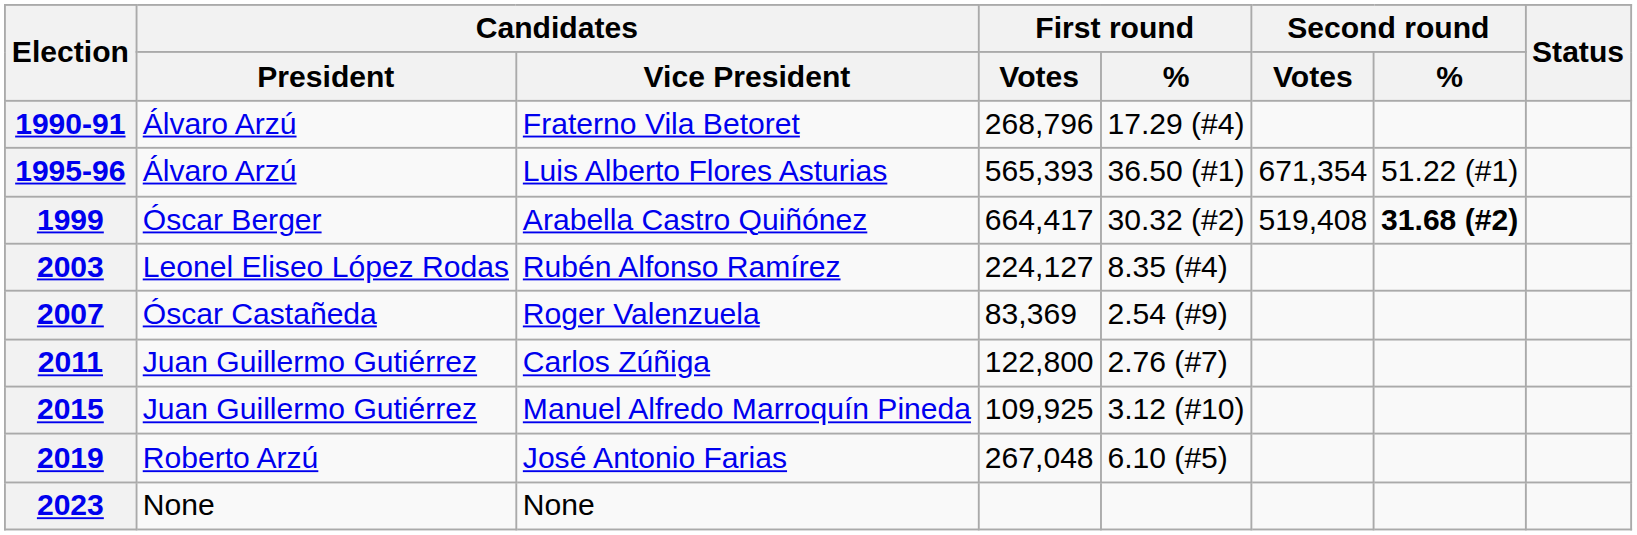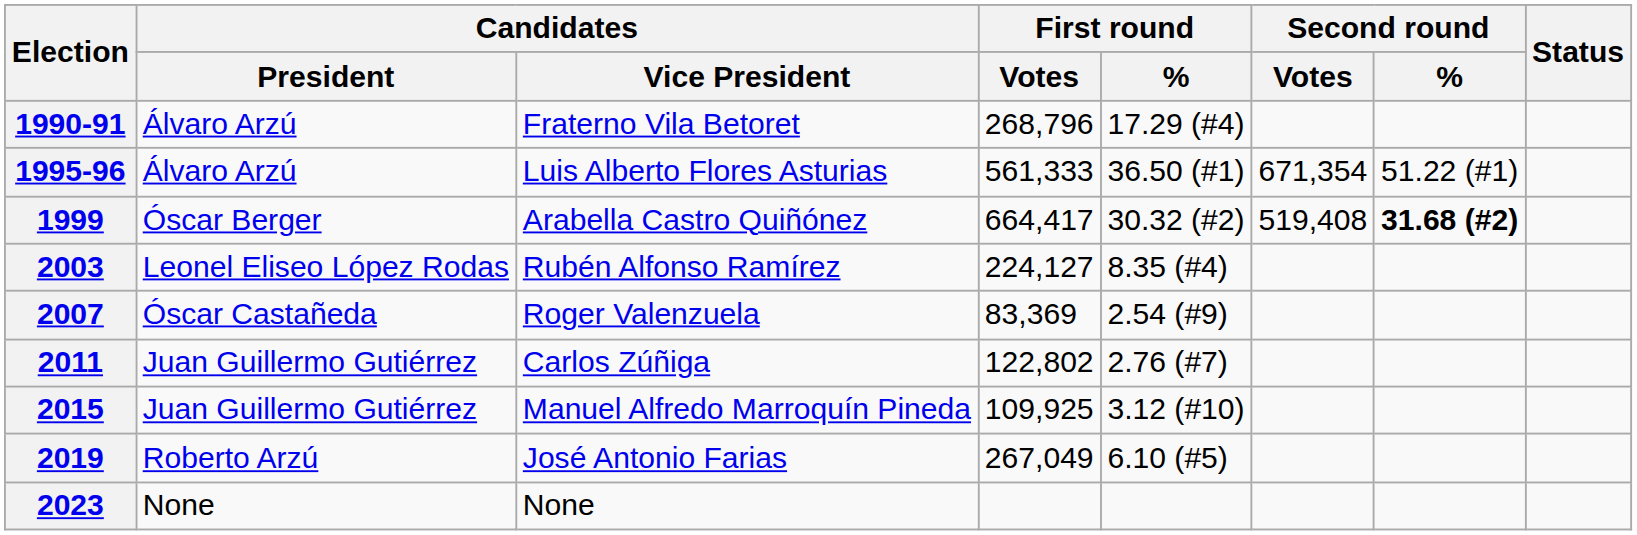(1039, 171) 565,393 -> (1039, 171) 561,333
(1039, 362) 122,800 -> (1039, 362) 122,802
(1039, 457) 267,048 -> (1039, 457) 267,049
